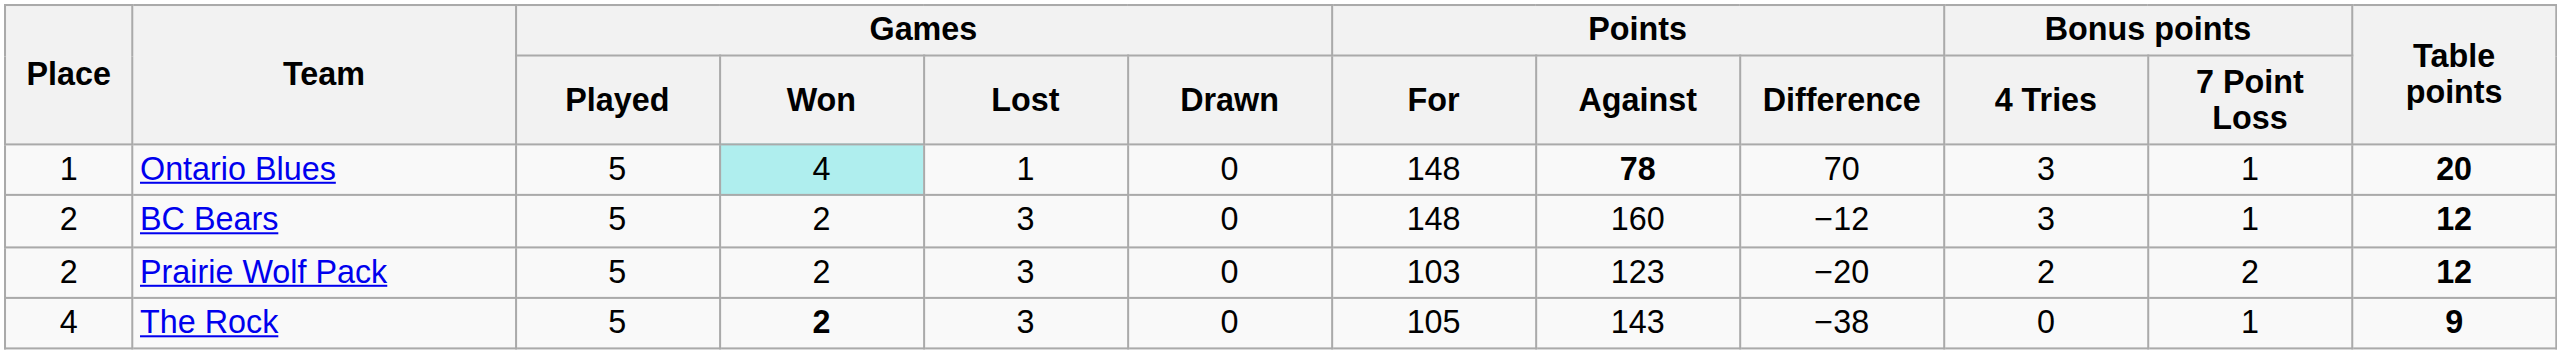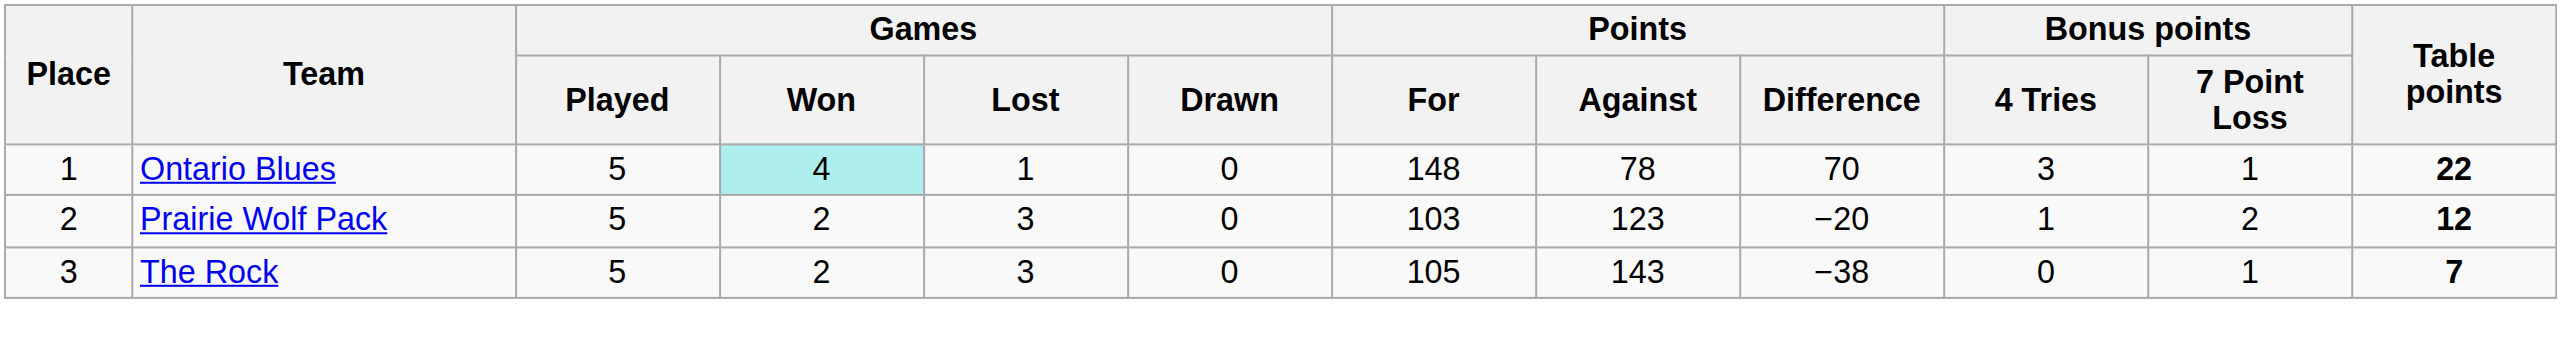(1638, 169) bold -> (1638, 169) normal
(2454, 169) 20 -> (2454, 169) 22
- row: (209, 220)
(2046, 271) 2 -> (2046, 220) 1
(69, 322) 4 -> (69, 271) 3
(821, 322) bold -> (821, 271) normal
(2454, 322) 9 -> (2454, 271) 7
